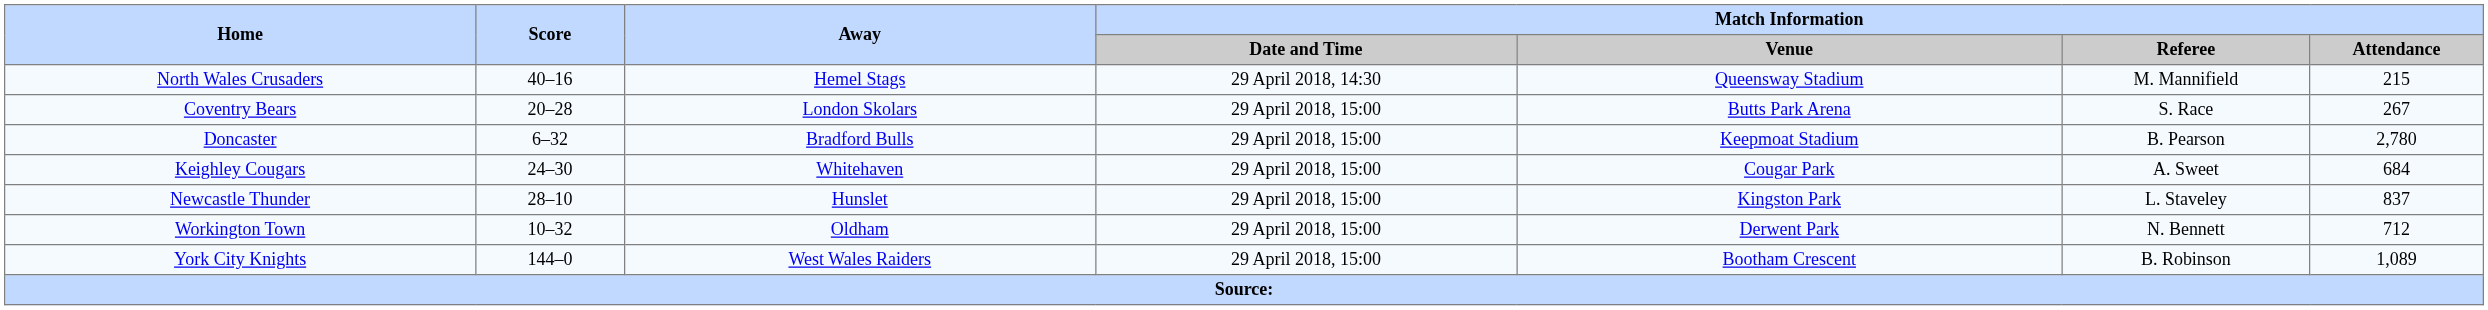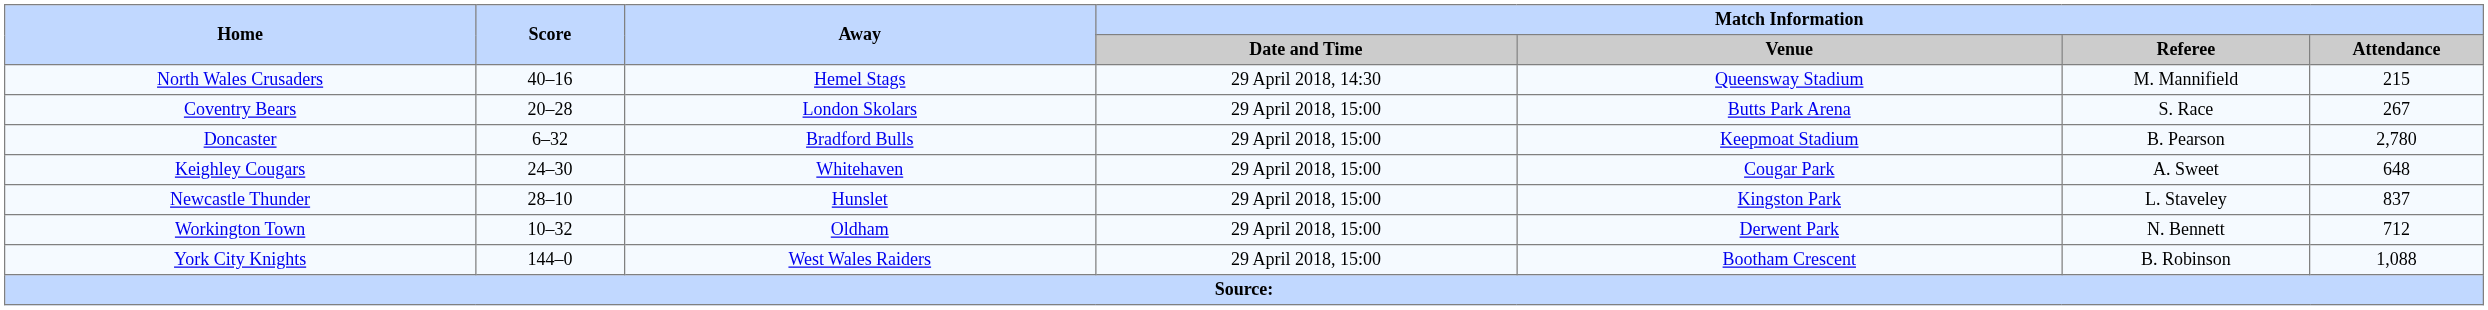(2397, 169) 684 -> (2397, 169) 648
(2397, 259) 1,089 -> (2397, 259) 1,088
